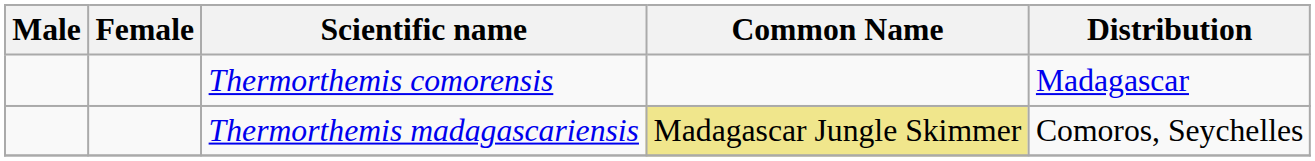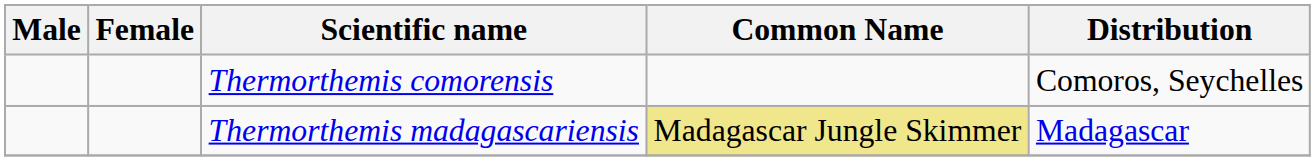(1112, 79) Madagascar -> (1170, 79) Comoros, Seychelles
(1170, 130) Comoros, Seychelles -> (1112, 130) Madagascar
